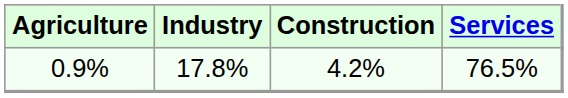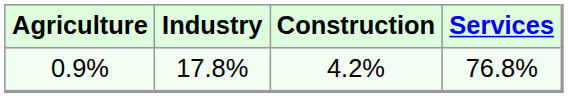(502, 68) 76.5% -> (502, 68) 76.8%
